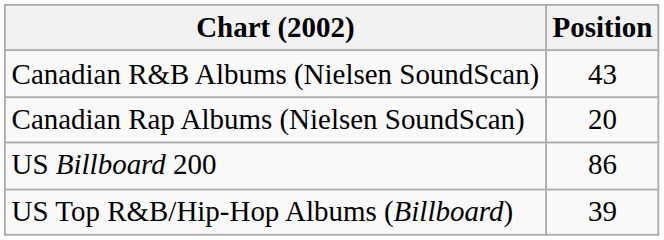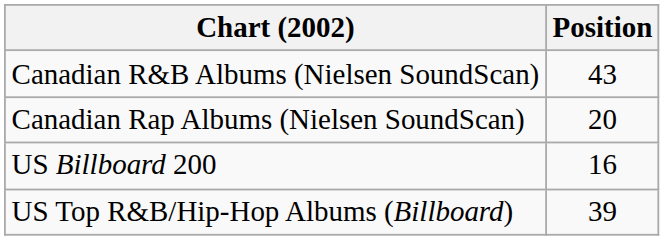(602, 165) 86 -> (602, 165) 16
